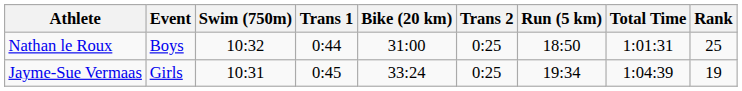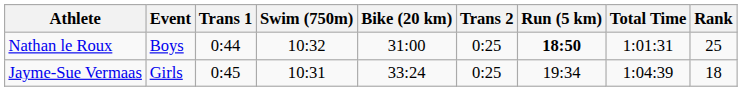columns swapped: (245, 18) <-> (327, 18)
(562, 45) normal -> (562, 45) bold
(713, 73) 19 -> (713, 73) 18
